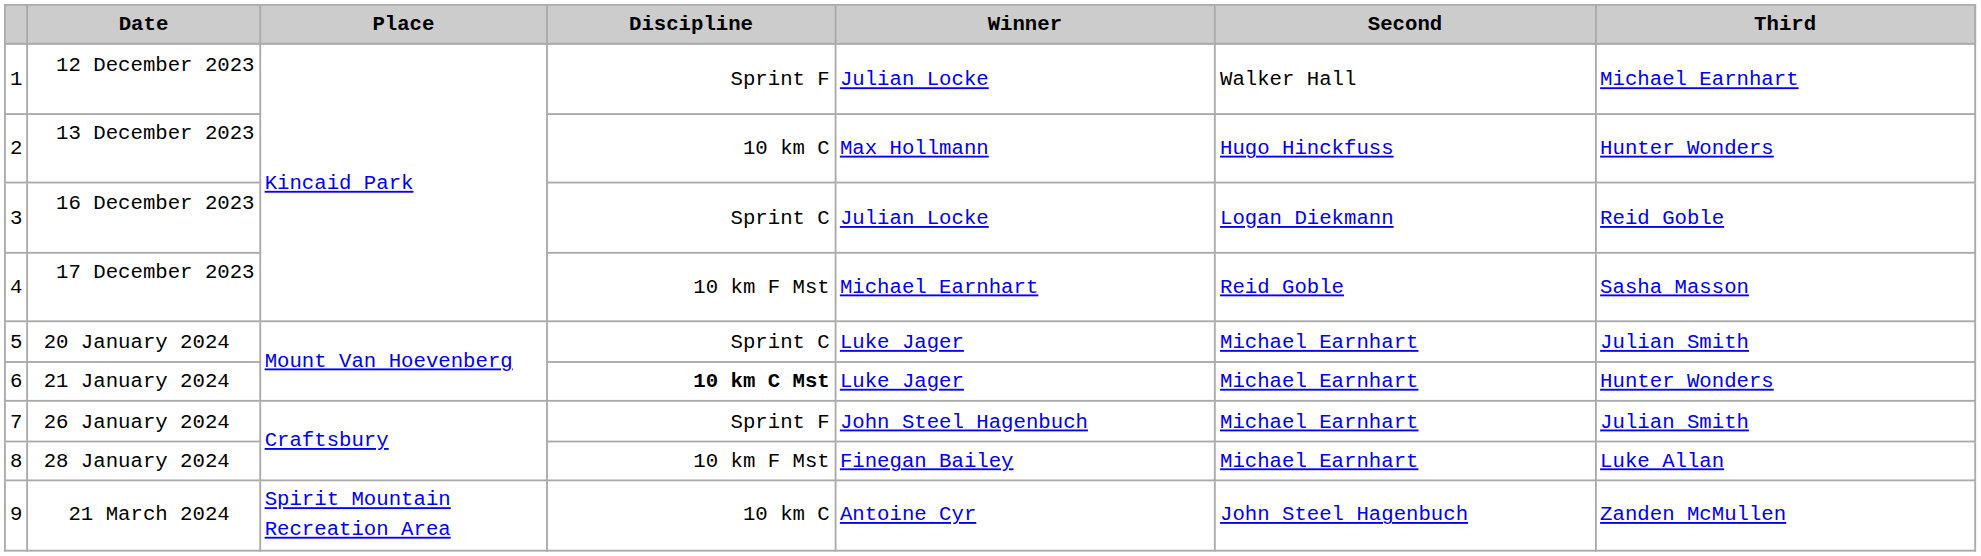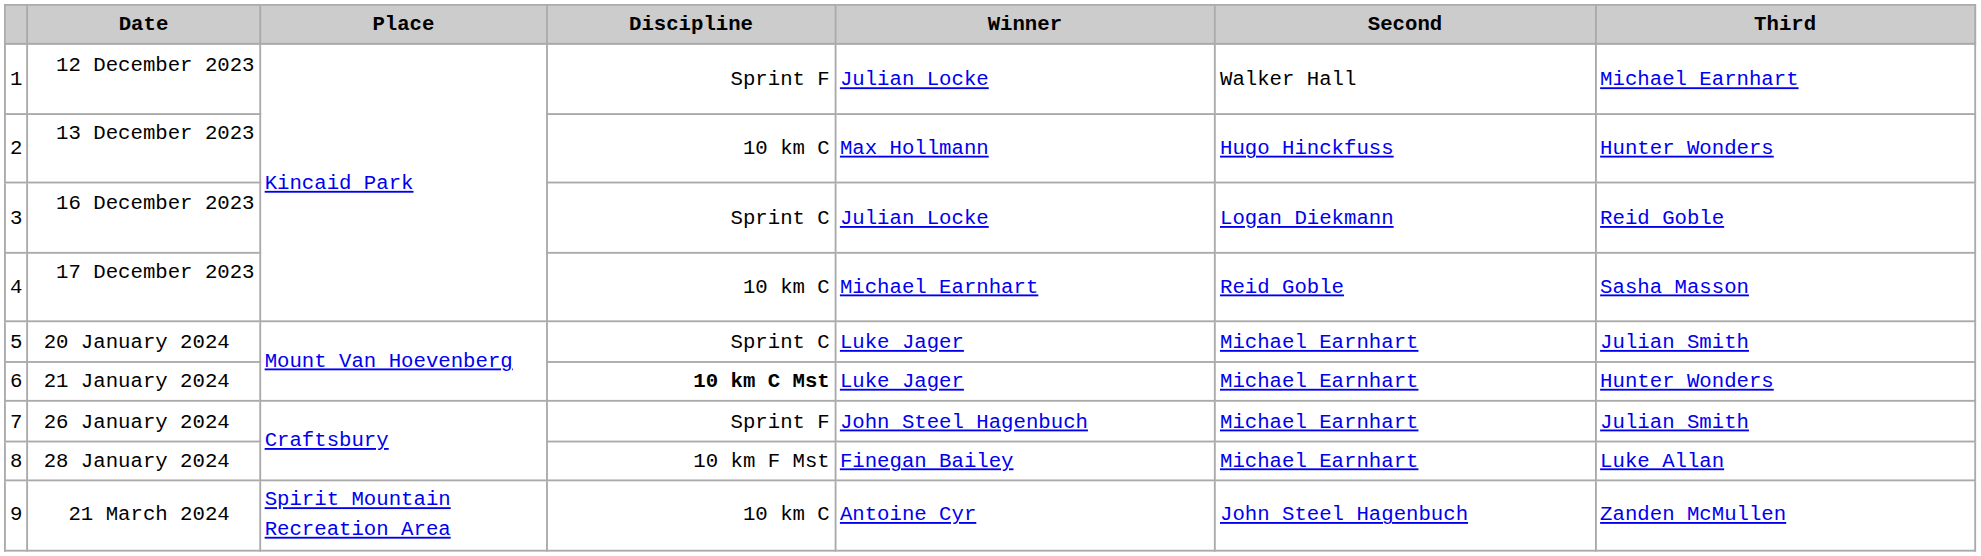(762, 287) 10 km F Mst -> (786, 287) 10 km C
